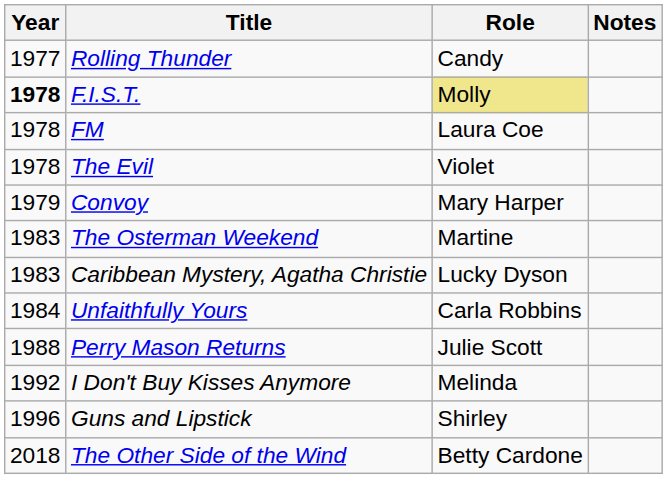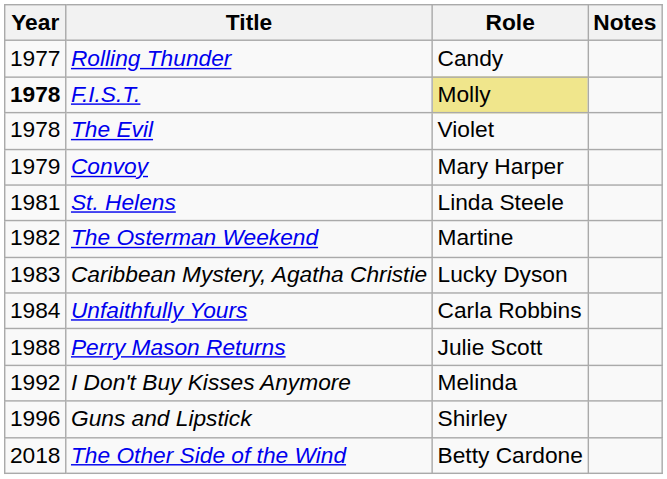- row: (87, 130)
+ row: (123, 202)
(35, 238) 1983 -> (35, 238) 1982
